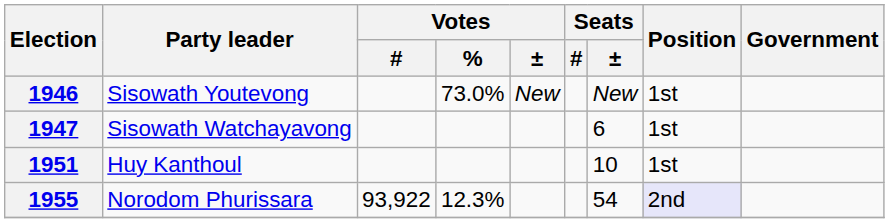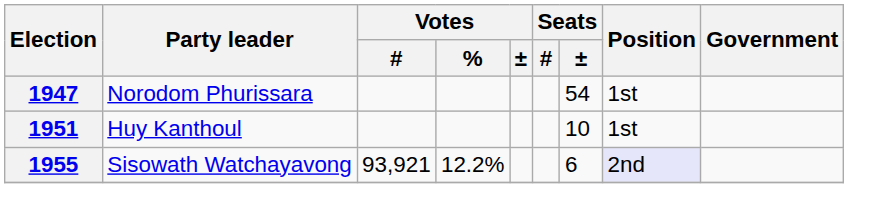- row: (53, 93)
(230, 128) Sisowath Watchayavong -> (210, 93) Norodom Phurissara
(599, 128) 6 -> (577, 93) 54
(210, 199) Norodom Phurissara -> (230, 164) Sisowath Watchayavong
(396, 199) 93,922 -> (396, 164) 93,921
(473, 199) 12.3% -> (473, 164) 12.2%
(605, 199) 54 -> (571, 164) 6
